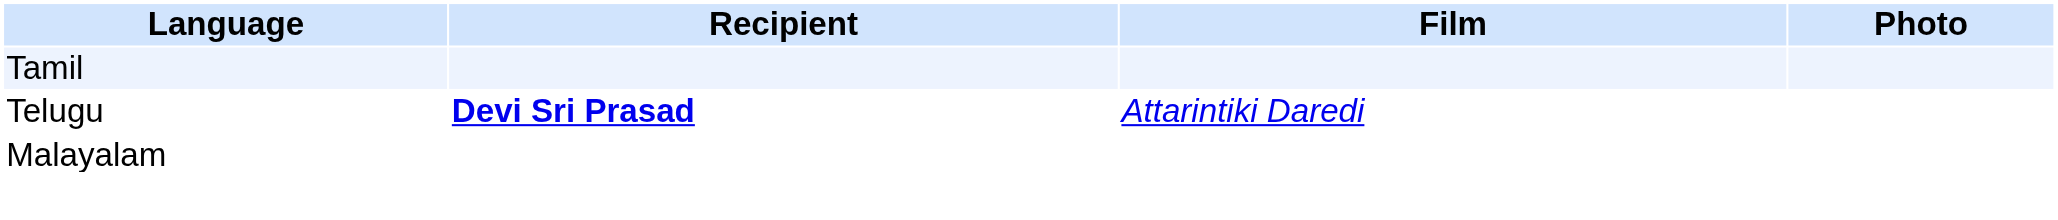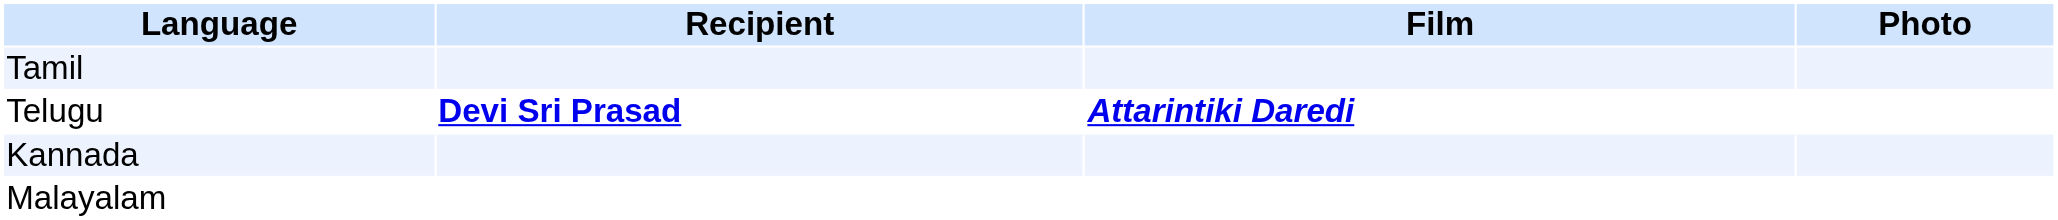(1243, 111) normal -> (1221, 111) bold
+ row: (72, 154)
